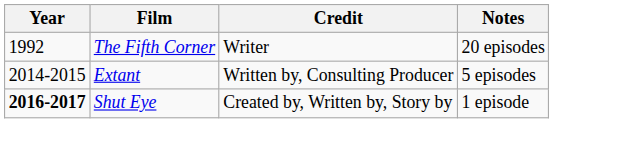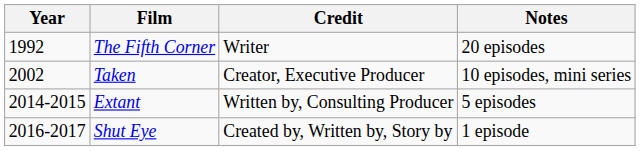+ row: (115, 74)
(47, 103) bold -> (47, 131) normal
